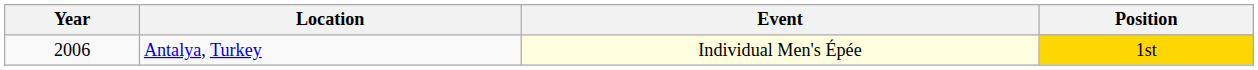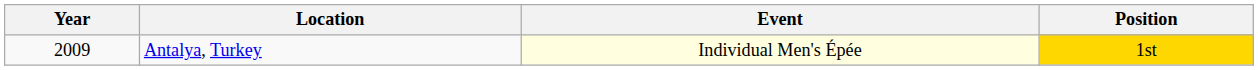(72, 49) 2006 -> (72, 49) 2009
